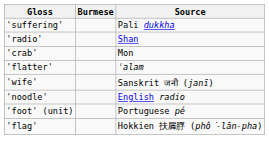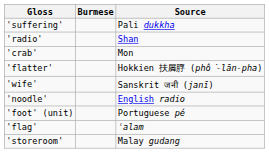(131, 67) ʿalam -> (190, 68) Hokkien 扶𡳞脬 (phô͘-lān-pha)
(190, 126) Hokkien 扶𡳞脬 (phô͘-lān-pha) -> (131, 127) ʿalam
+ row: (35, 141)
